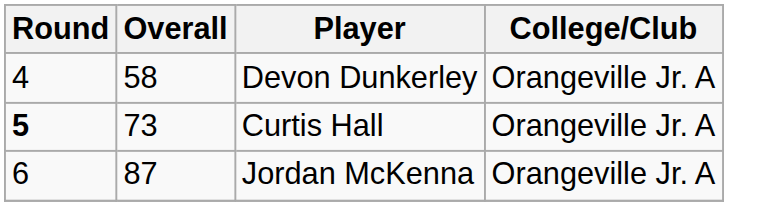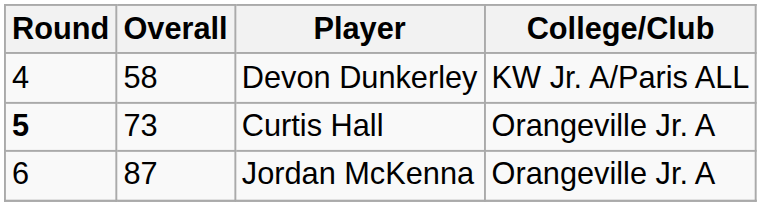(603, 77) Orangeville Jr. A -> (621, 77) KW Jr. A/Paris ALL
